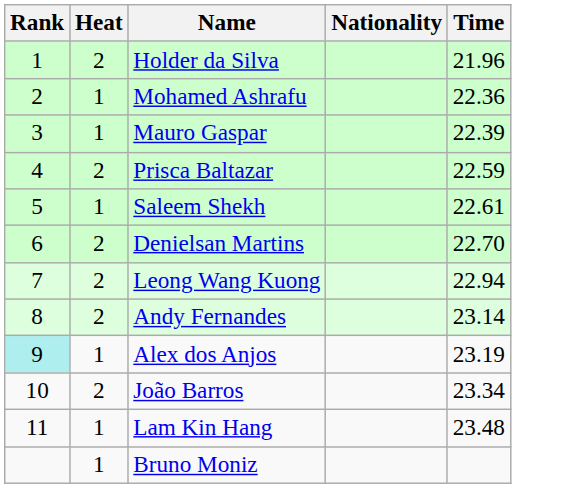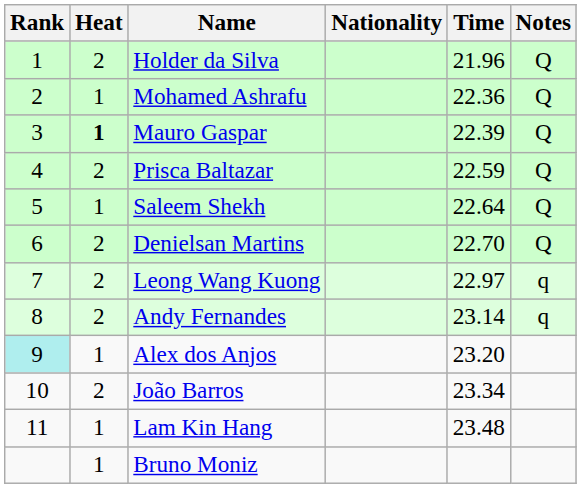+ column: (543, 22)
(99, 133) normal -> (99, 133) bold
(479, 206) 22.61 -> (479, 206) 22.64
(479, 280) 22.94 -> (479, 280) 22.97
(479, 354) 23.19 -> (479, 354) 23.20
